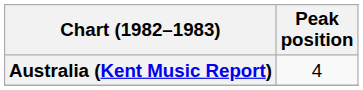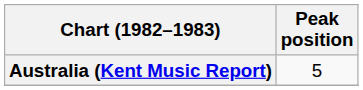(317, 70) 4 -> (317, 70) 5
